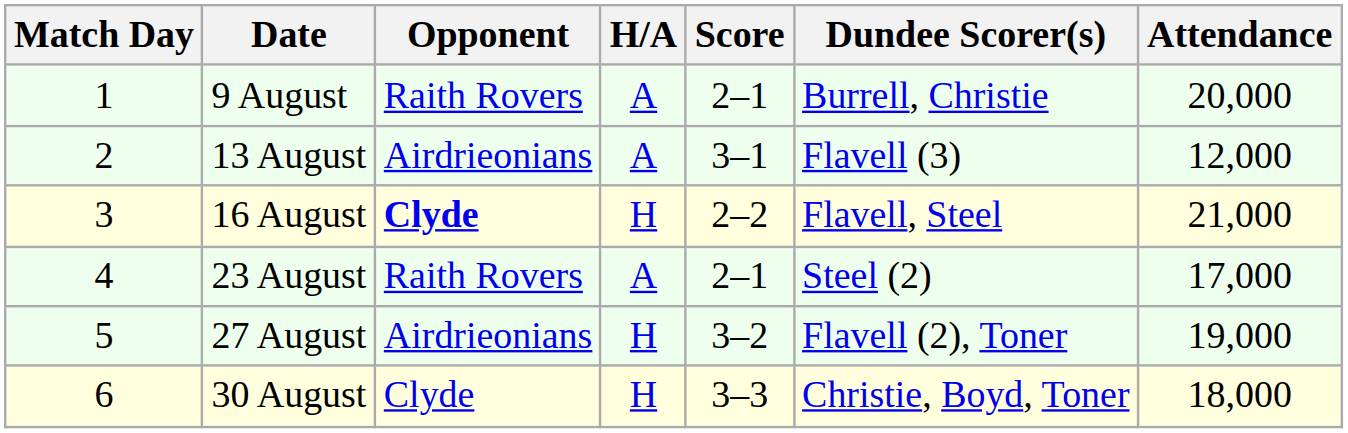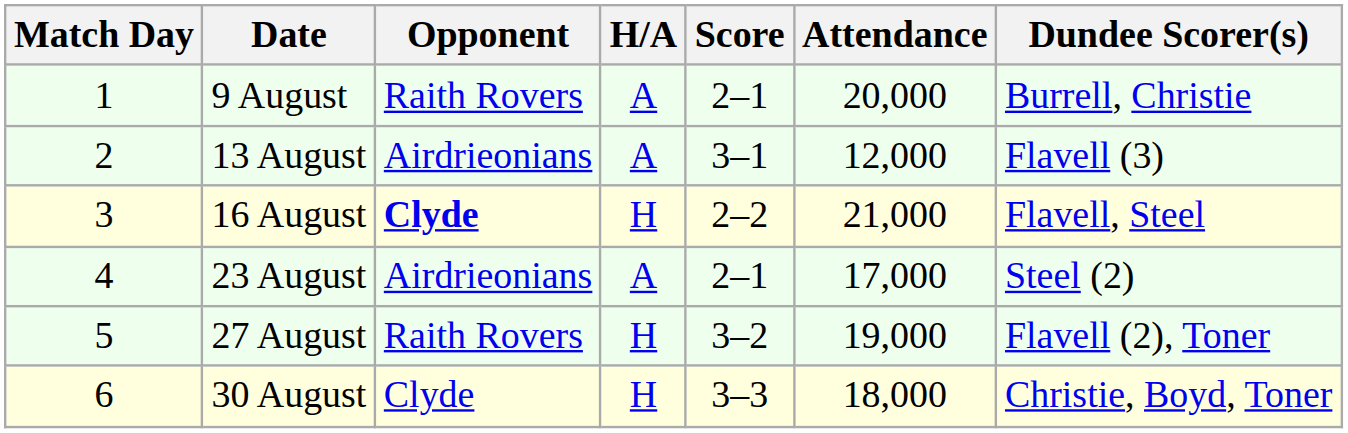columns swapped: (966, 34) <-> (1240, 34)
(483, 275) Raith Rovers -> (488, 275) Airdrieonians
(488, 335) Airdrieonians -> (483, 335) Raith Rovers
